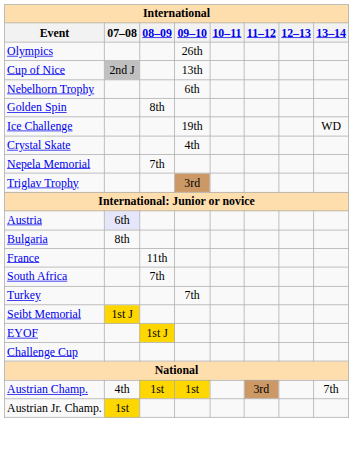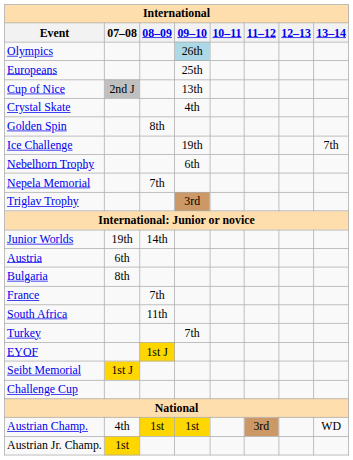(192, 51) no background -> (192, 51) lightblue background
+ row: (32, 70)
rows swapped: (39, 145) <-> (51, 88)
(331, 126) WD -> (331, 145) 7th
+ row: (40, 239)
(122, 220) lavender background -> (122, 257) no background
(157, 257) 11th -> (157, 295) 7th
(157, 276) 7th -> (157, 314) 11th
rows swapped: (23, 333) <-> (44, 314)
(331, 389) 7th -> (331, 426) WD
